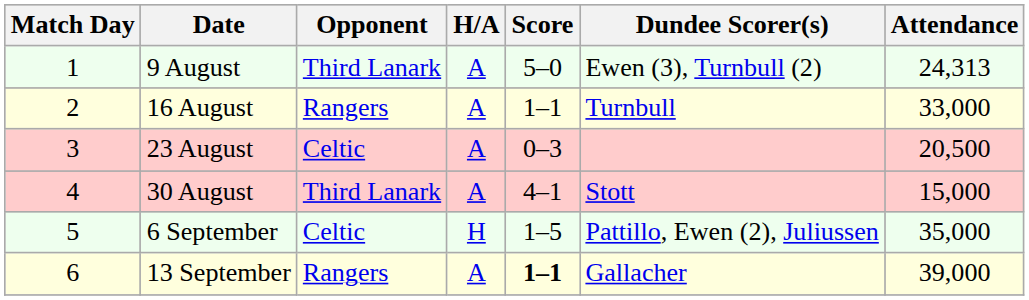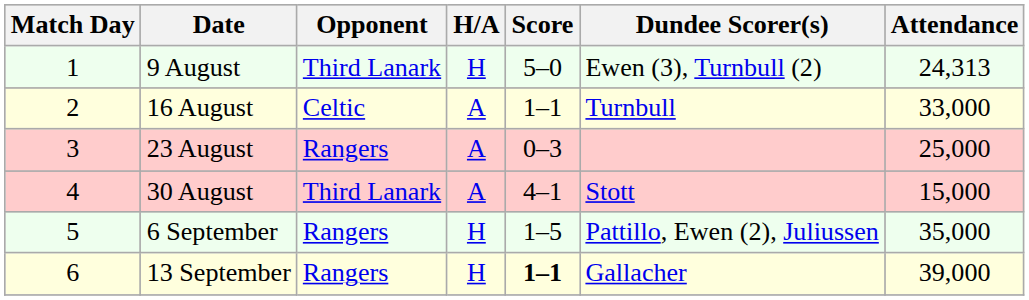(476, 66) A -> (476, 66) H
(346, 107) Rangers -> (334, 107) Celtic
(334, 149) Celtic -> (346, 149) Rangers
(955, 149) 20,500 -> (955, 149) 25,000
(334, 231) Celtic -> (346, 231) Rangers
(476, 273) A -> (476, 273) H
